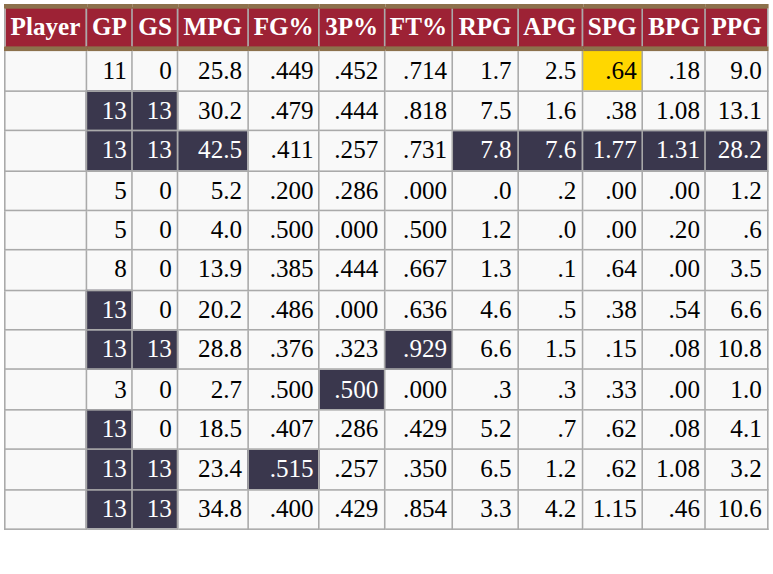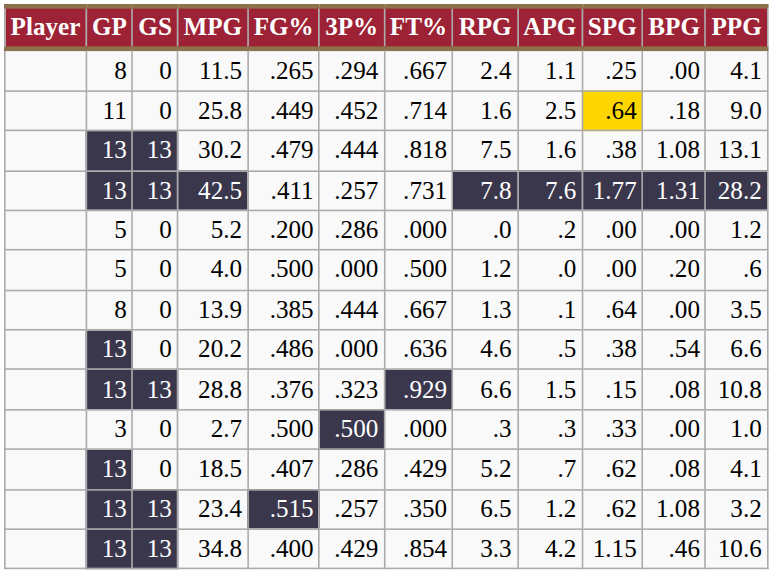+ row: (221, 70)
(496, 70) 1.7 -> (496, 110) 1.6
